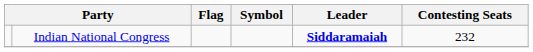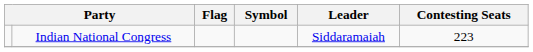(347, 36) bold -> (348, 36) normal
(465, 36) 232 -> (464, 36) 223
